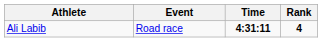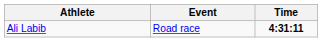- column: (299, 13)
